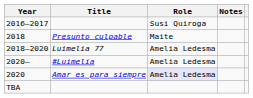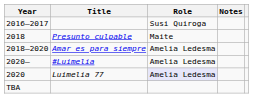(78, 49) Luimelia 77 -> (99, 49) Amar es para siempre
(99, 74) Amar es para siempre -> (78, 74) Luimelia 77
